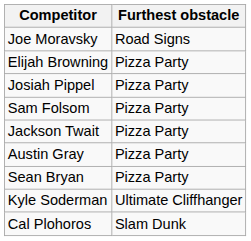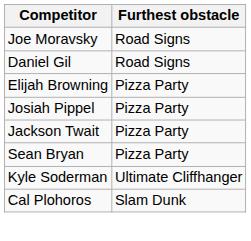+ row: (39, 62)
- row: (49, 108)
- row: (46, 154)
